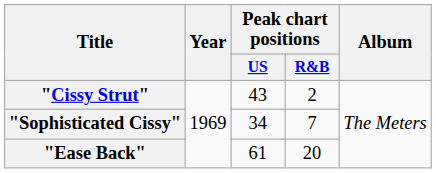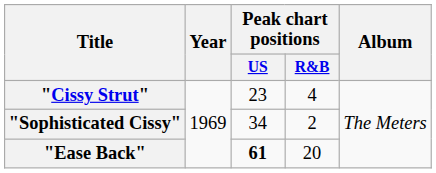(258, 94) 43 -> (258, 94) 23
(312, 94) 2 -> (312, 94) 4
(312, 123) 7 -> (312, 123) 2
(258, 153) normal -> (258, 153) bold
